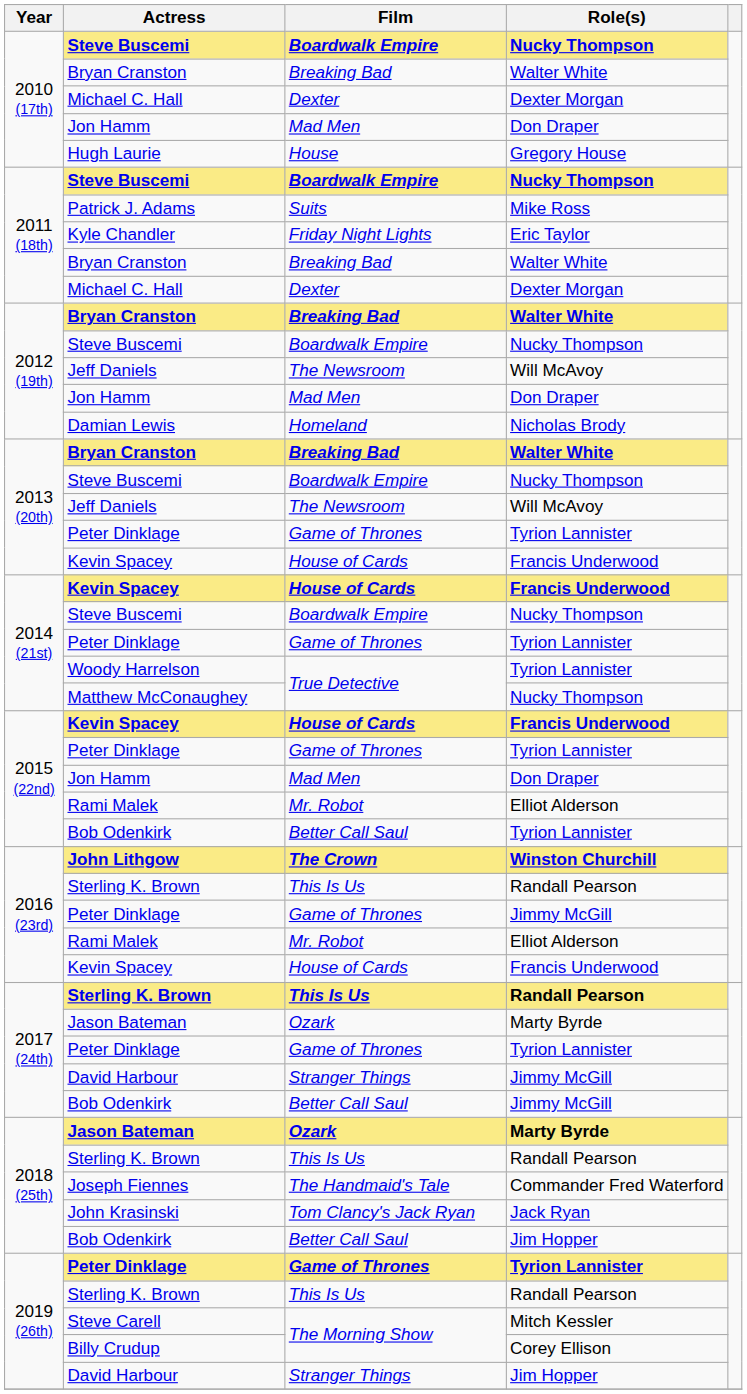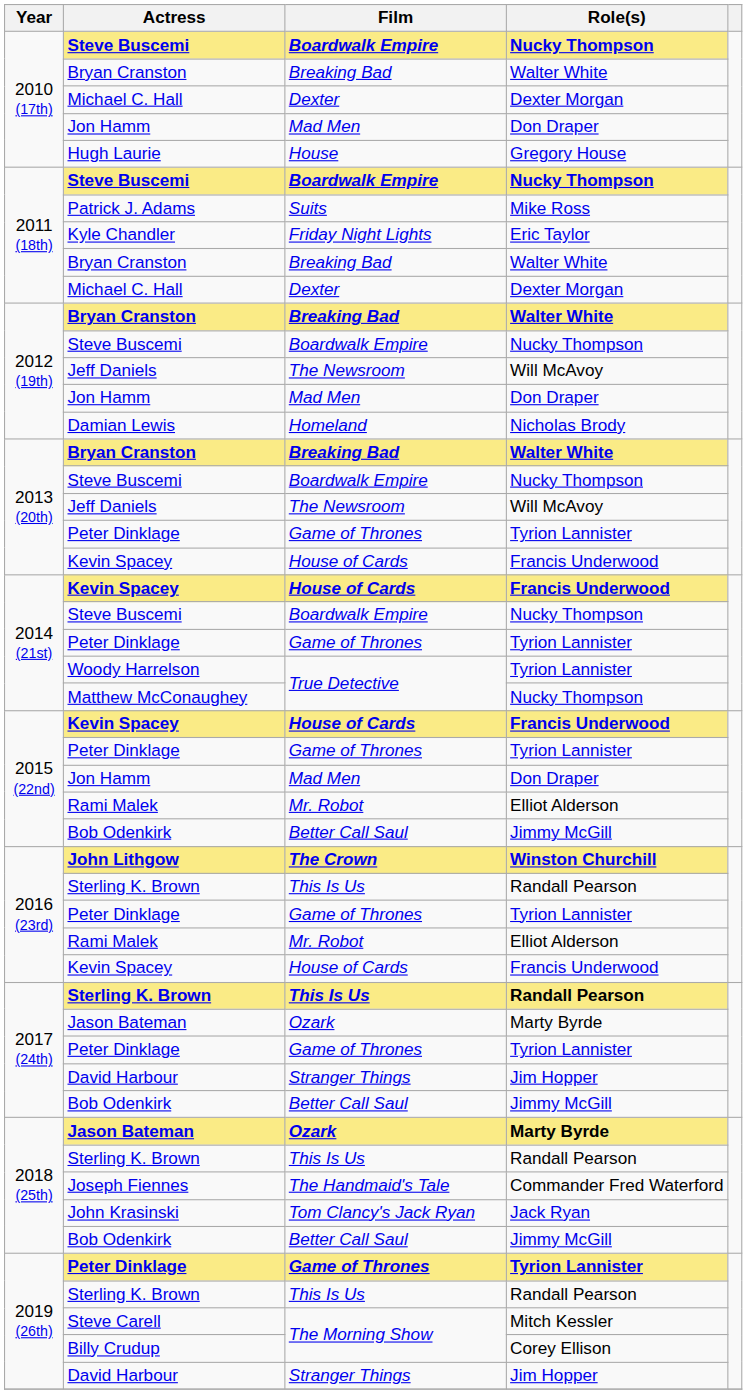(571, 832) Tyrion Lannister -> (561, 832) Jimmy McGill
(561, 914) Jimmy McGill -> (571, 914) Tyrion Lannister
(561, 1076) Jimmy McGill -> (554, 1076) Jim Hopper
(554, 1239) Jim Hopper -> (561, 1239) Jimmy McGill
